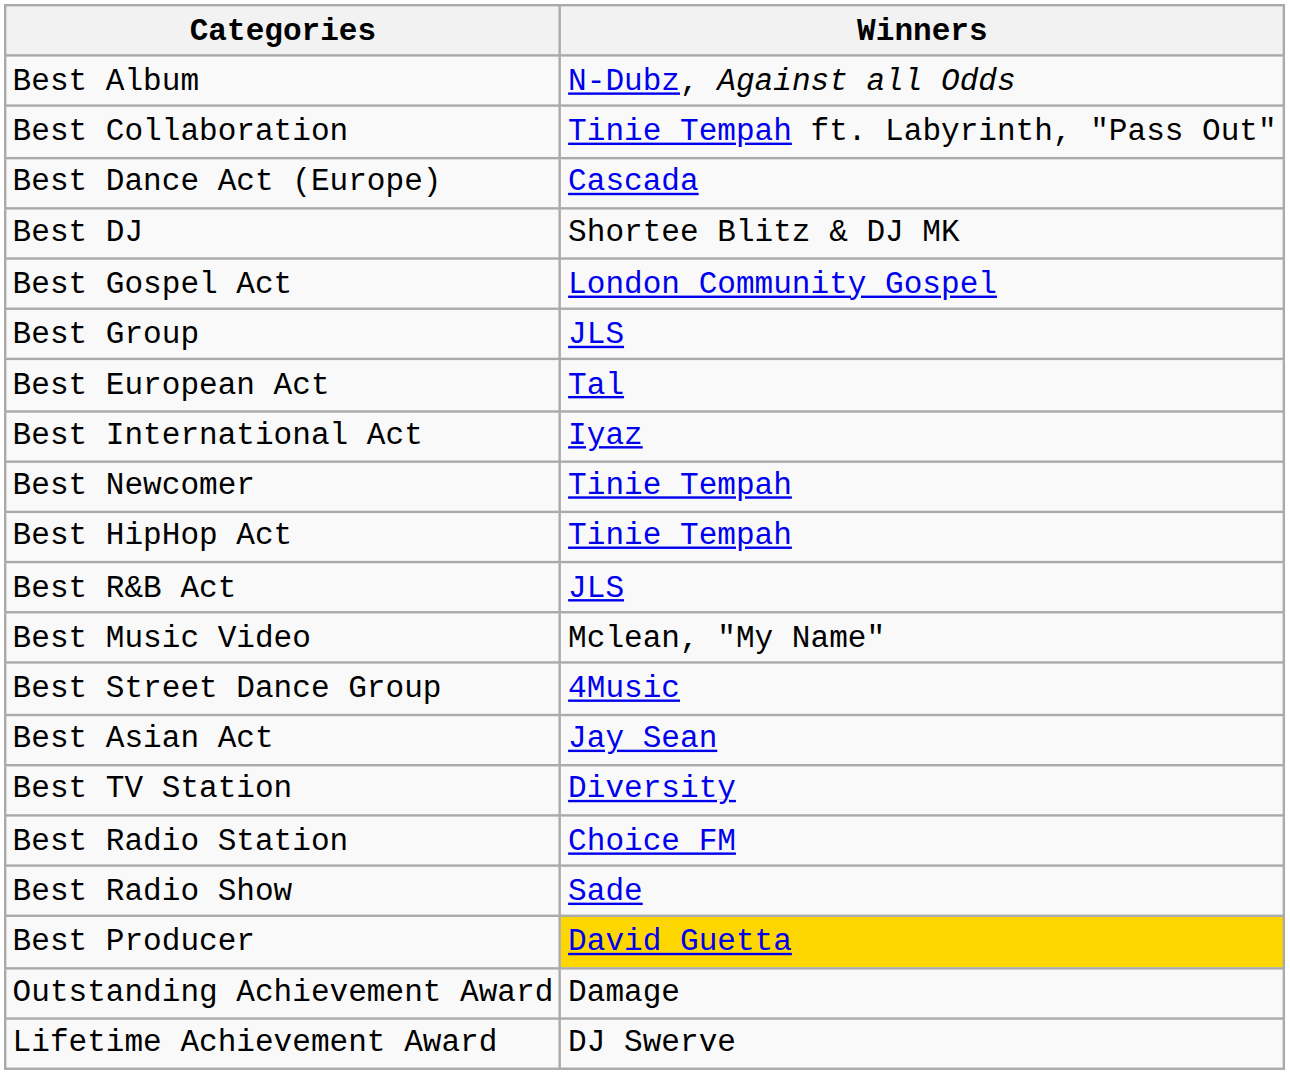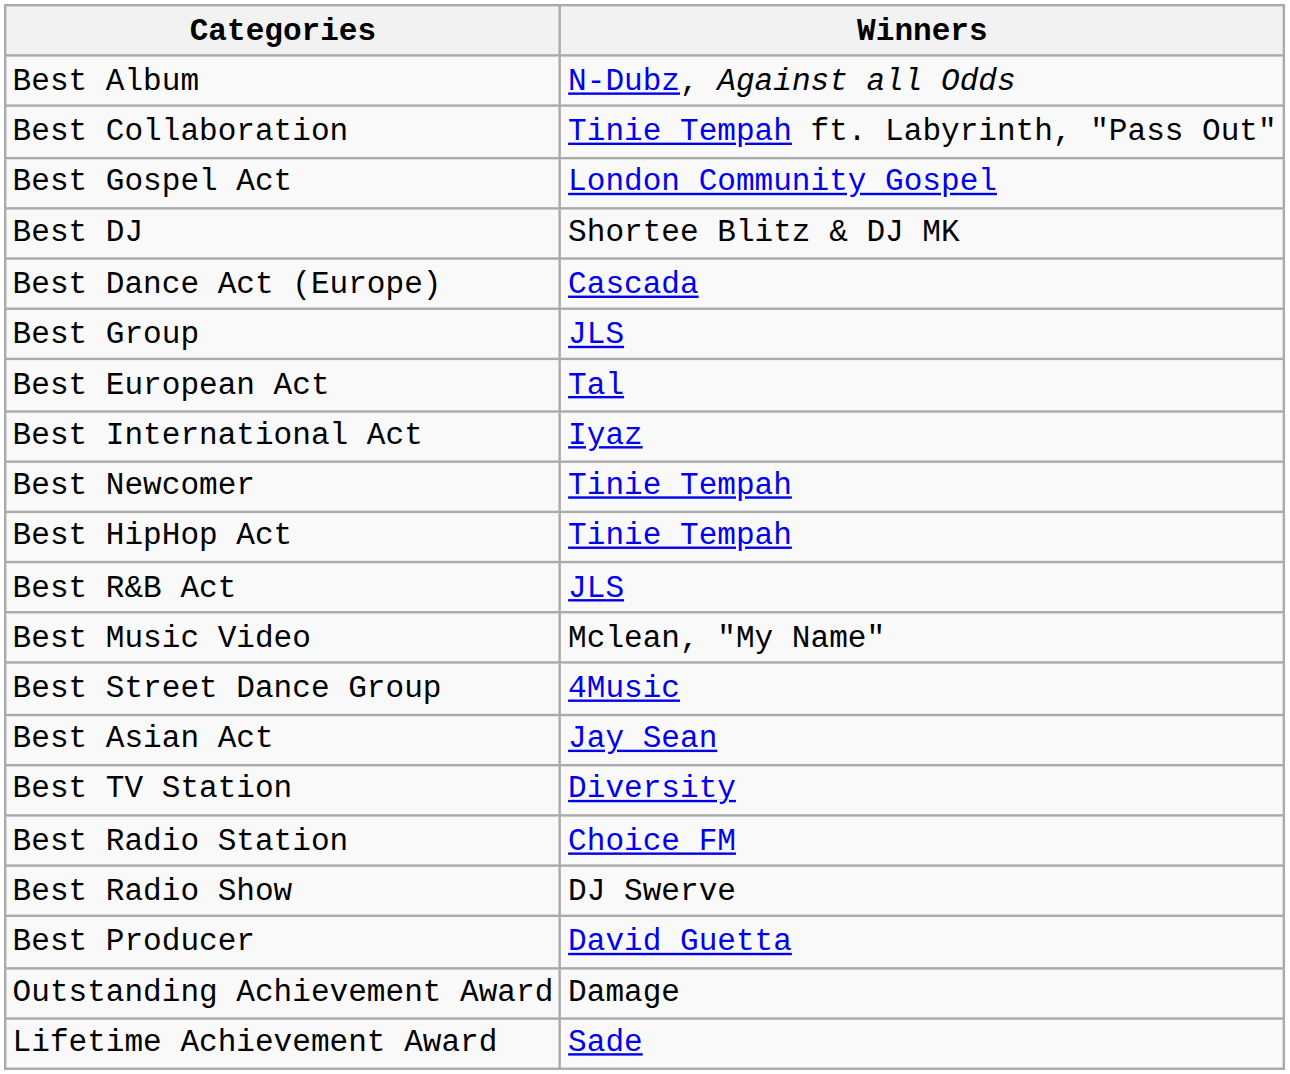rows swapped: (227, 182) <-> (152, 284)
(605, 891) Sade -> (652, 891) DJ Swerve
(680, 942) gold background -> (680, 942) no background
(652, 1043) DJ Swerve -> (605, 1043) Sade
